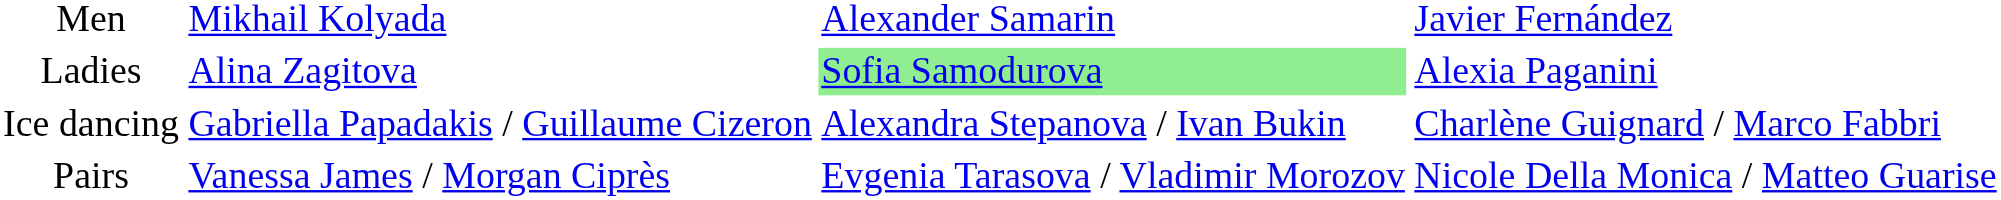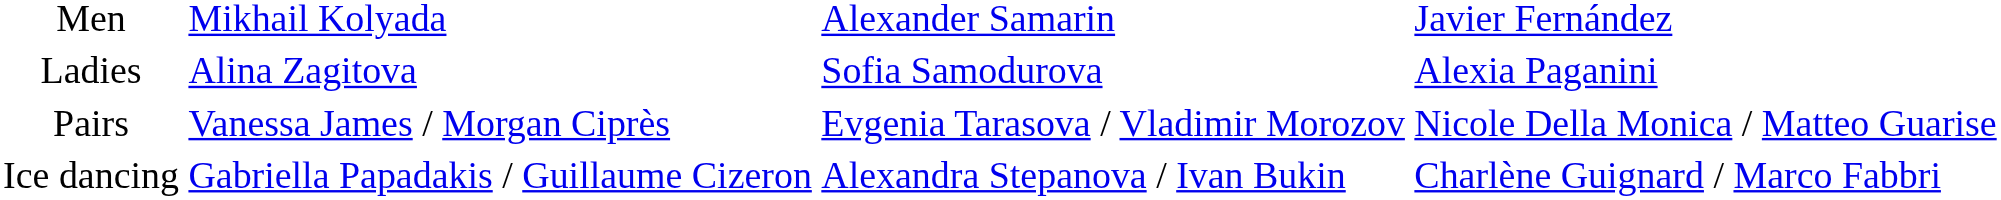(962, 70) lightgreen background -> (962, 70) no background
rows swapped: (91, 175) <-> (91, 123)
